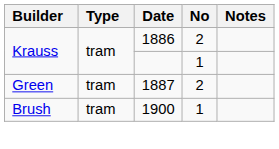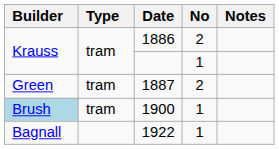(32, 109) no background -> (32, 109) lightblue background
+ row: (158, 132)
